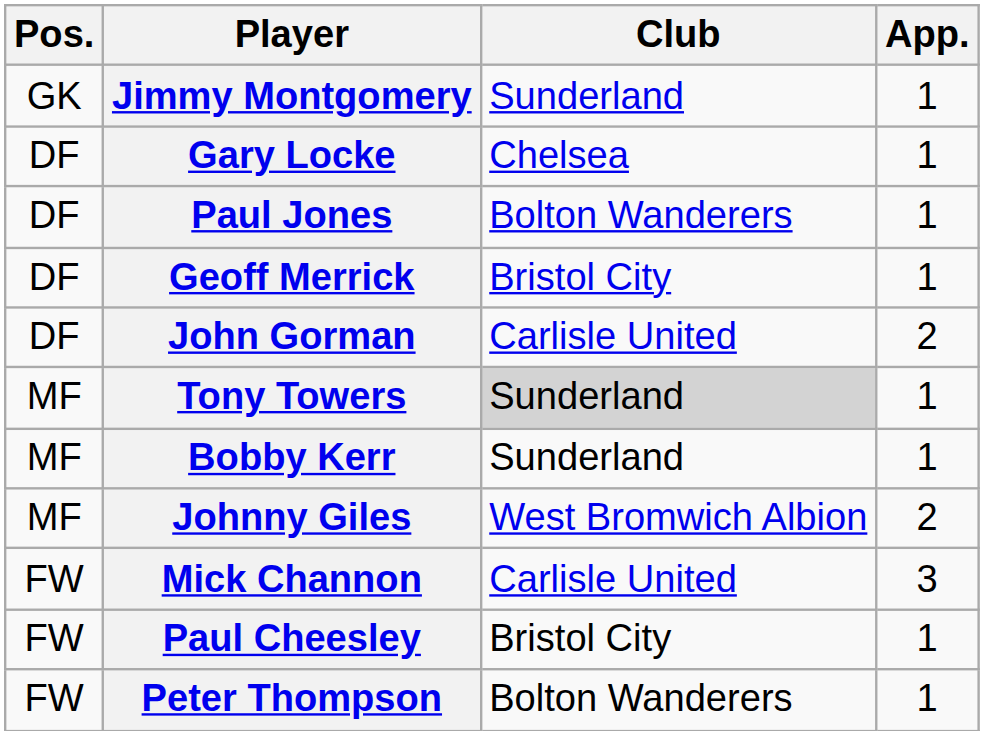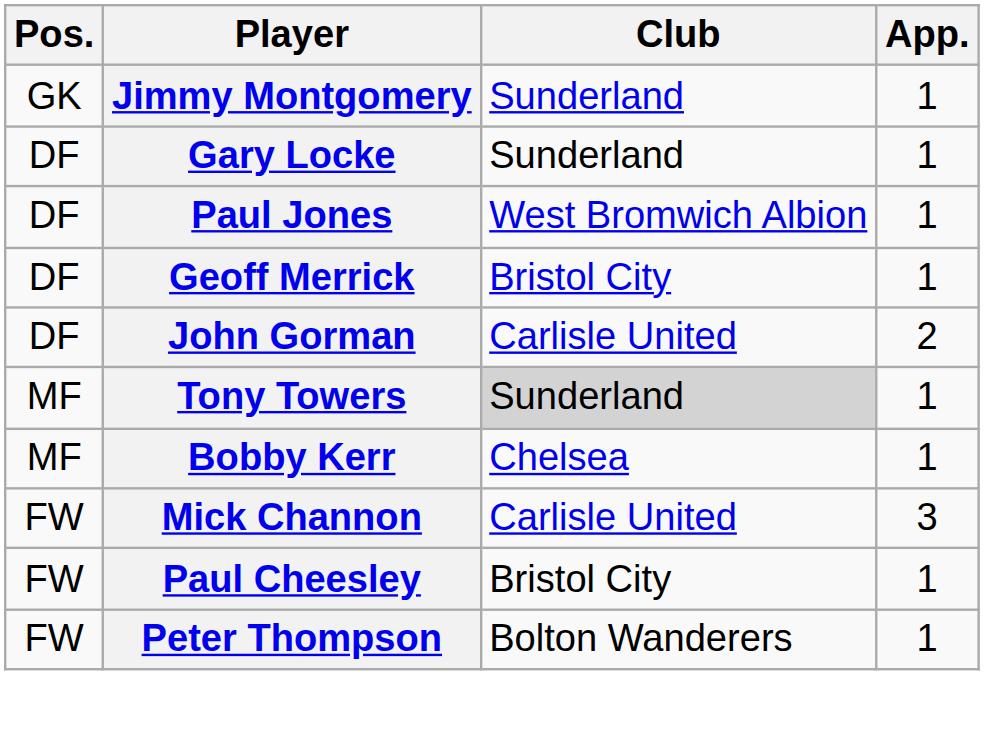(559, 155) Chelsea -> (587, 155) Sunderland
(641, 215) Bolton Wanderers -> (678, 215) West Bromwich Albion
(587, 457) Sunderland -> (559, 457) Chelsea
- row: (292, 517)
